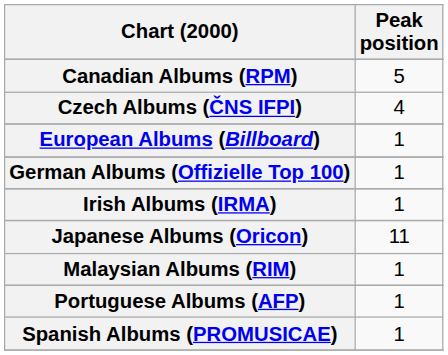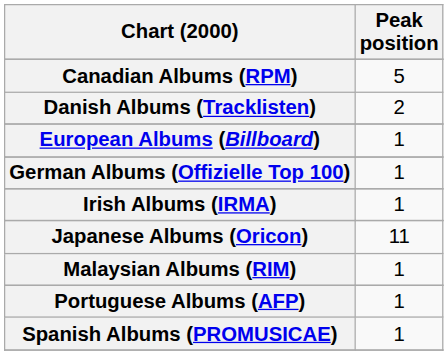- row: (180, 107)
+ row: (180, 107)
